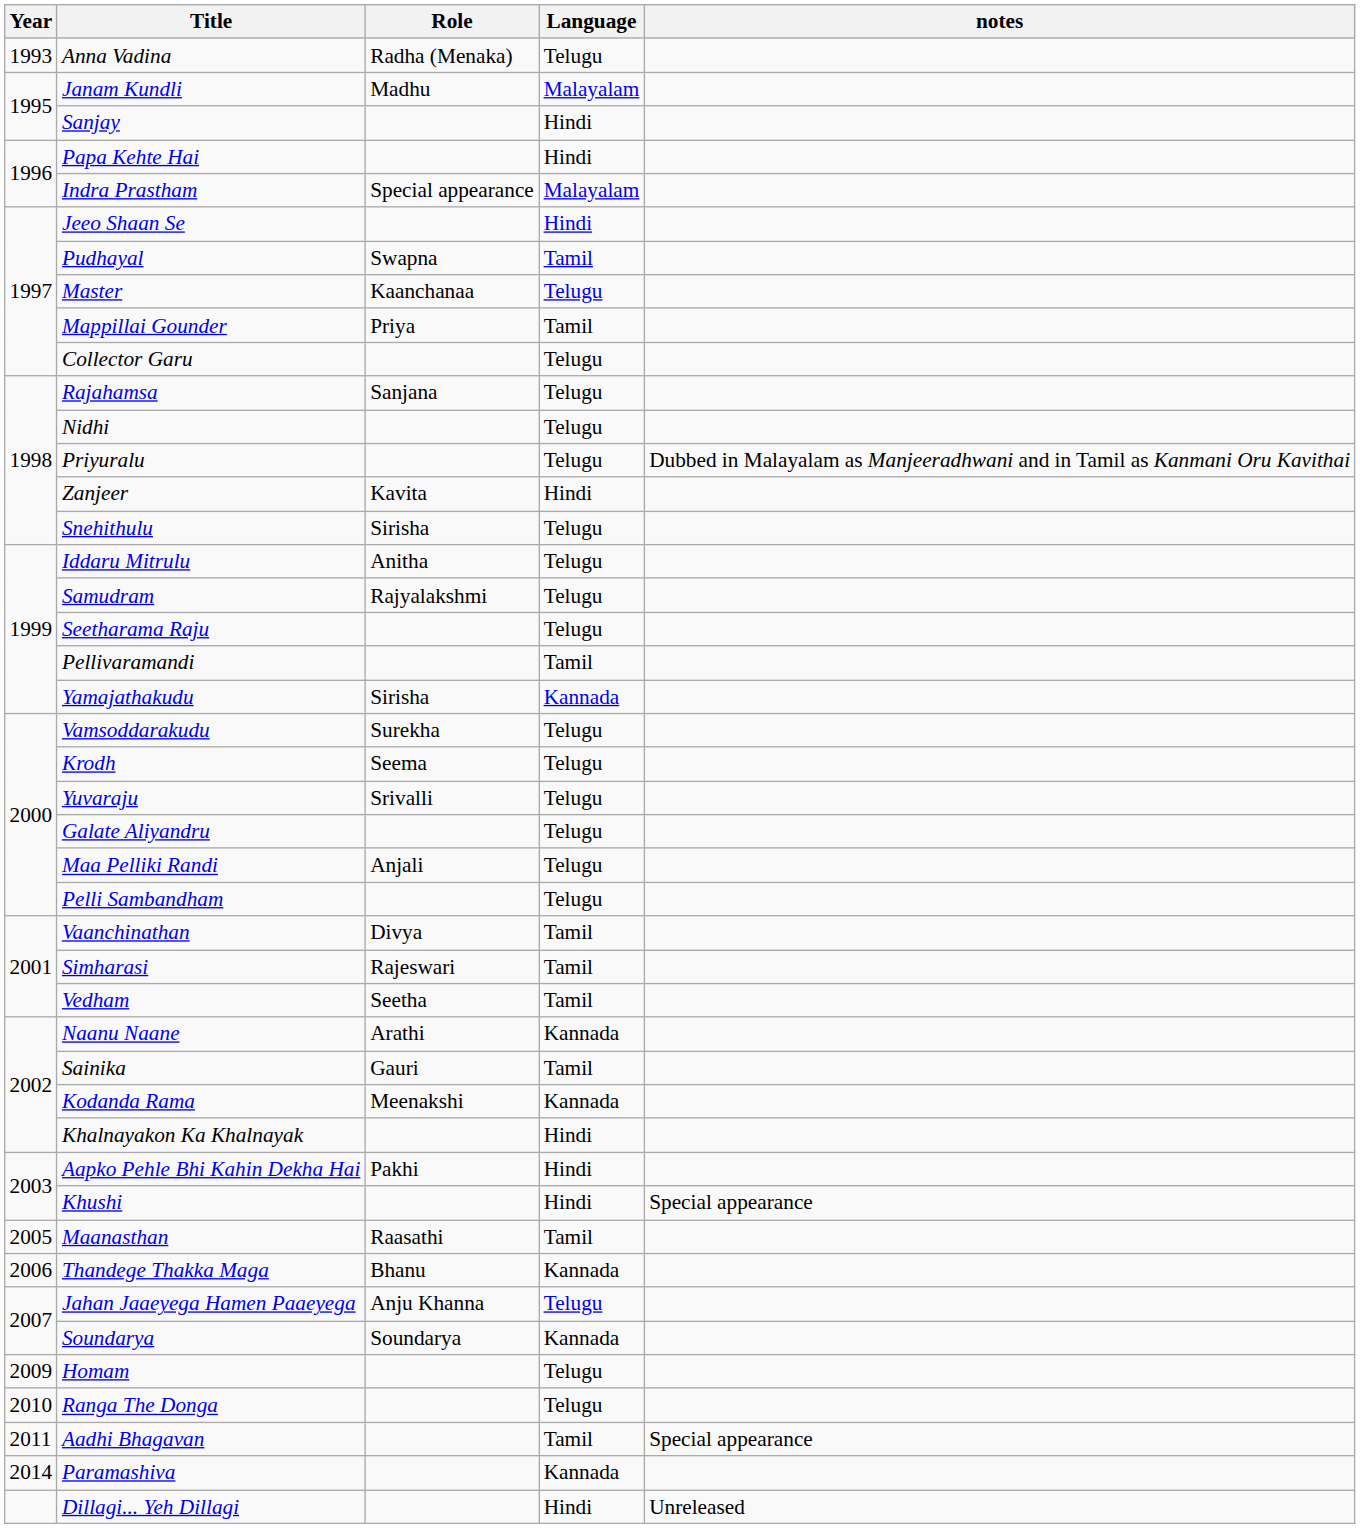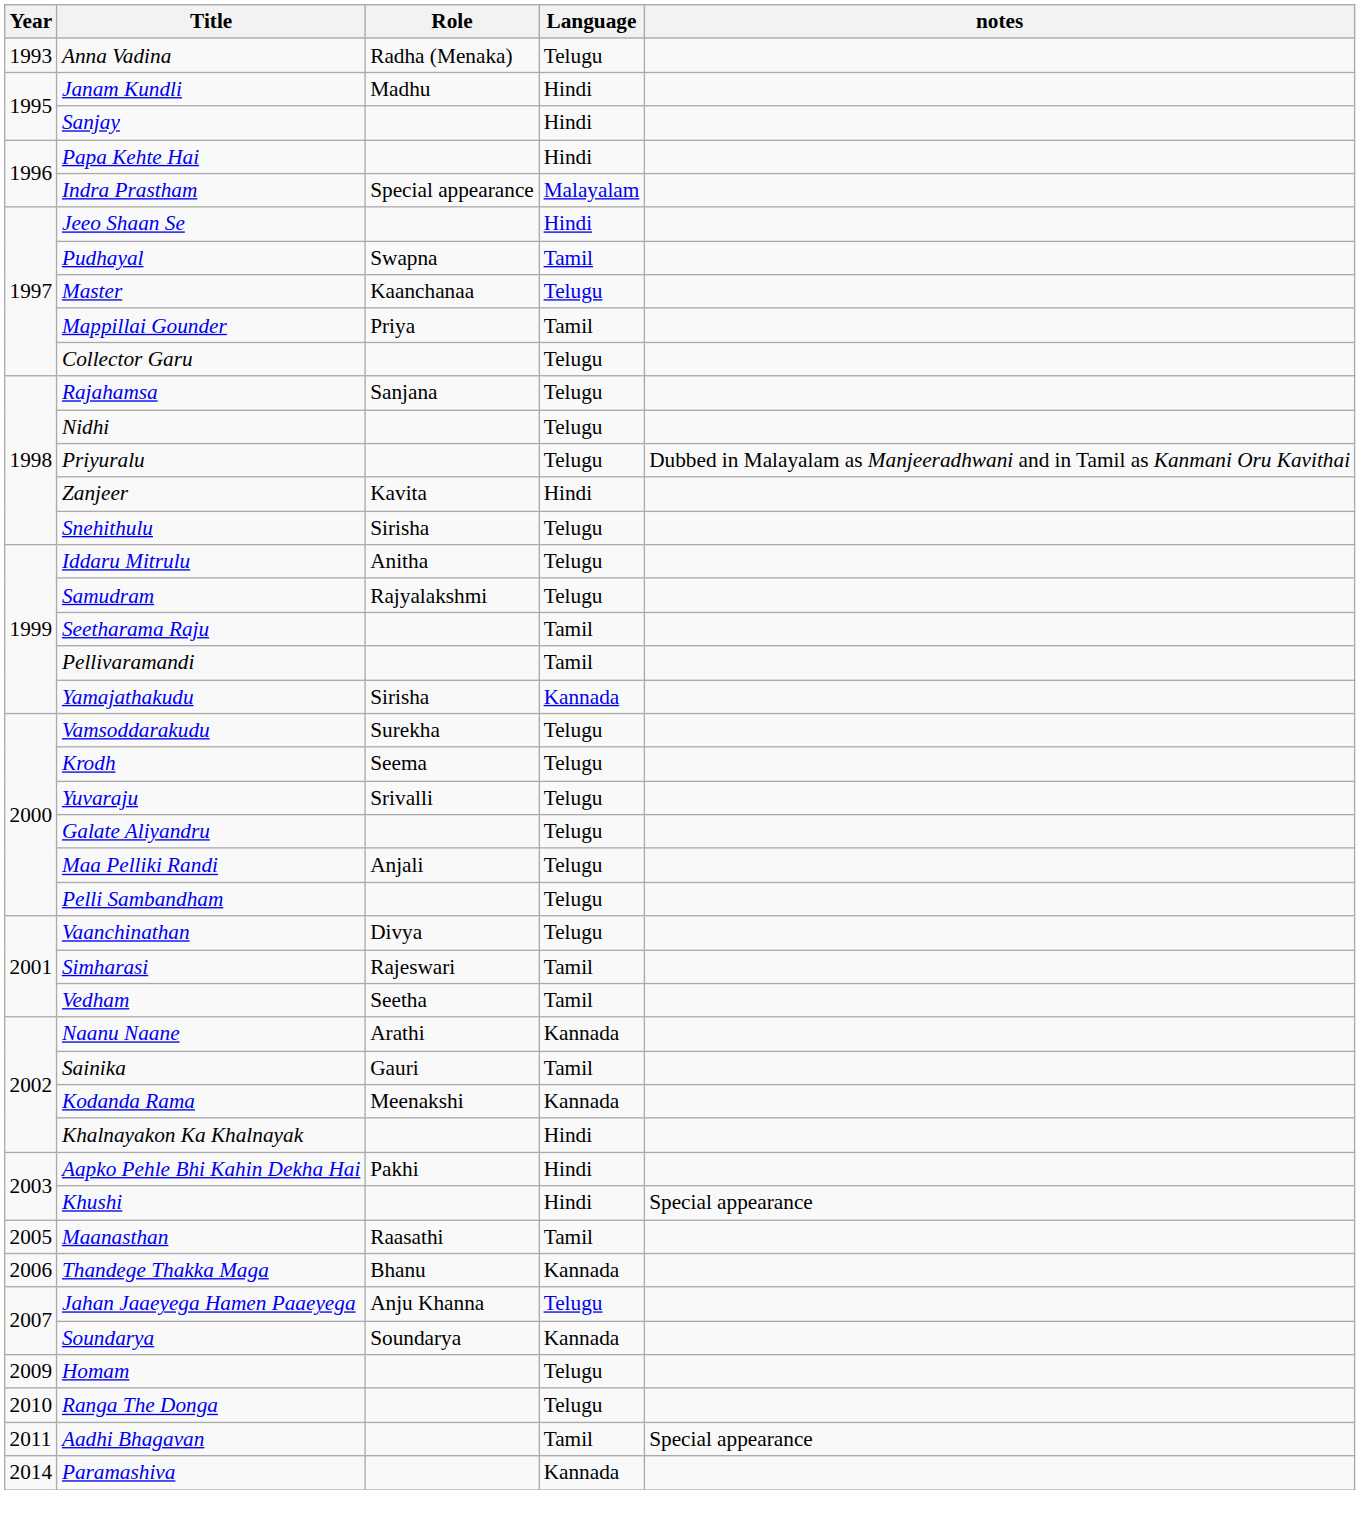(591, 88) Malayalam -> (568, 88) Hindi
(573, 628) Telugu -> (568, 628) Tamil
(568, 932) Tamil -> (573, 932) Telugu
- row: (151, 1506)
